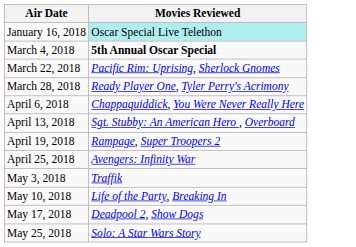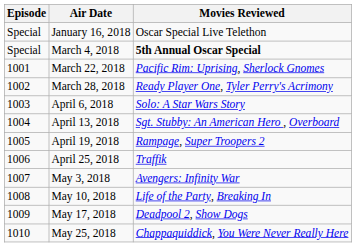+ column: (27, 13)
(157, 31) paleturquoise background -> (201, 31) no background
(198, 104) Chappaquiddick, You Were Never Really Here -> (190, 104) Solo: A Star Wars Story
(143, 159) Avengers: Infinity War -> (151, 159) Traffik
(107, 178) Traffik -> (188, 178) Avengers: Infinity War
(146, 232) Solo: A Star Wars Story -> (242, 232) Chappaquiddick, You Were Never Really Here
